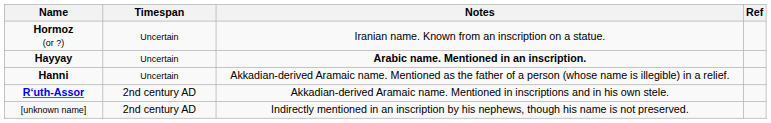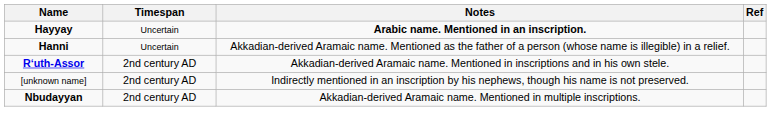- row: (54, 36)
+ row: (54, 98)
